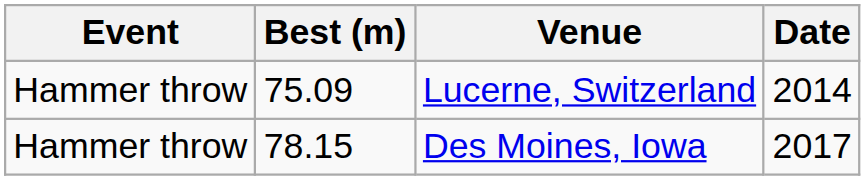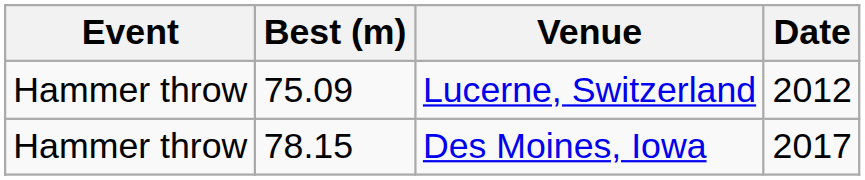(812, 89) 2014 -> (812, 89) 2012
